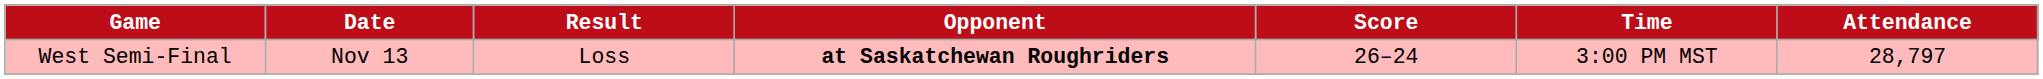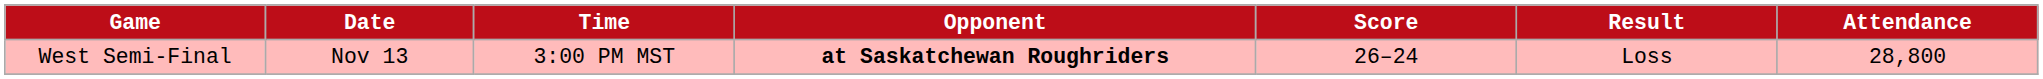columns swapped: (1647, 22) <-> (604, 22)
(1908, 57) 28,797 -> (1908, 57) 28,800
